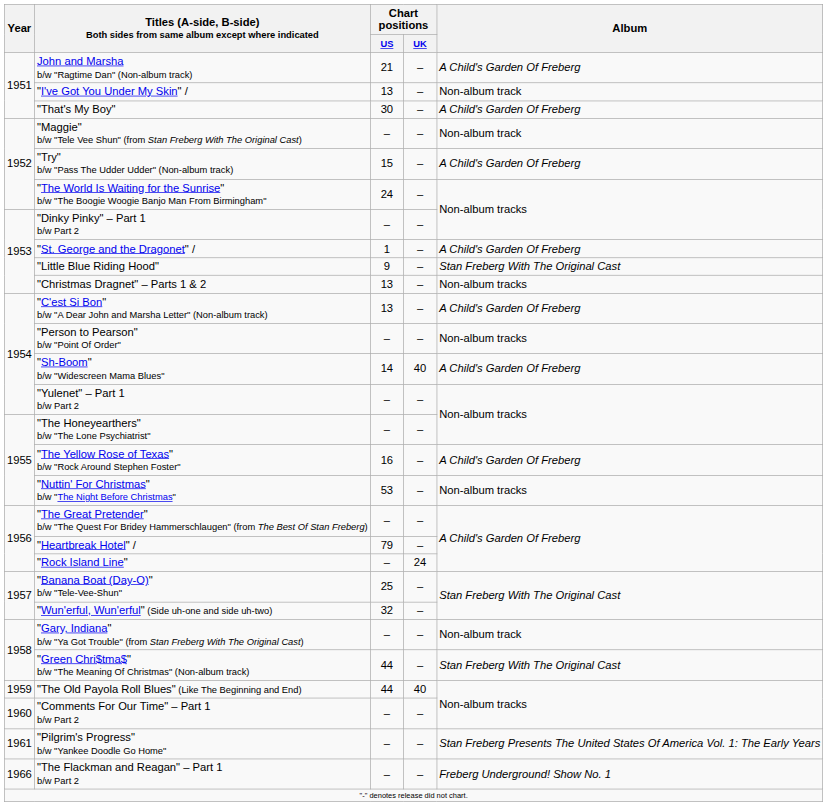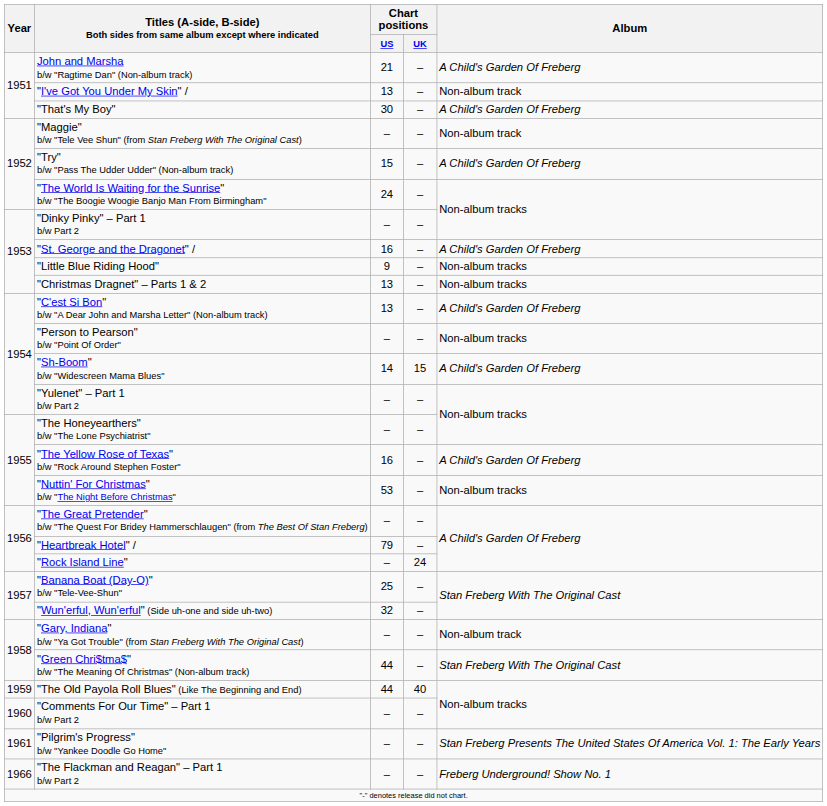(387, 248) 1 -> (387, 248) 16
(530, 266) Stan Freberg With The Original Cast -> (483, 266) Non-album tracks
(420, 369) 40 -> (420, 369) 15
